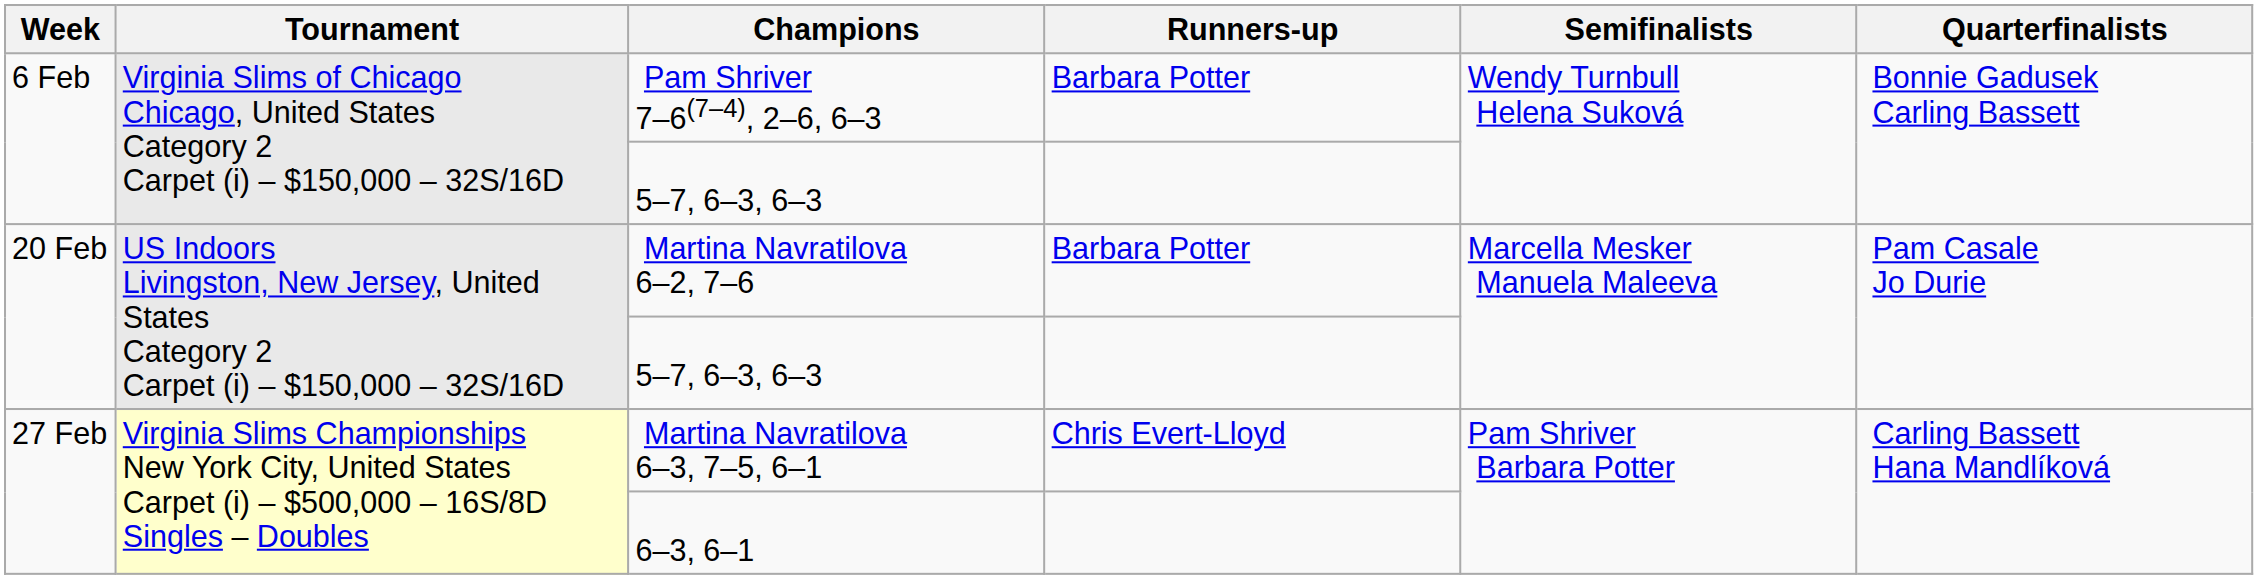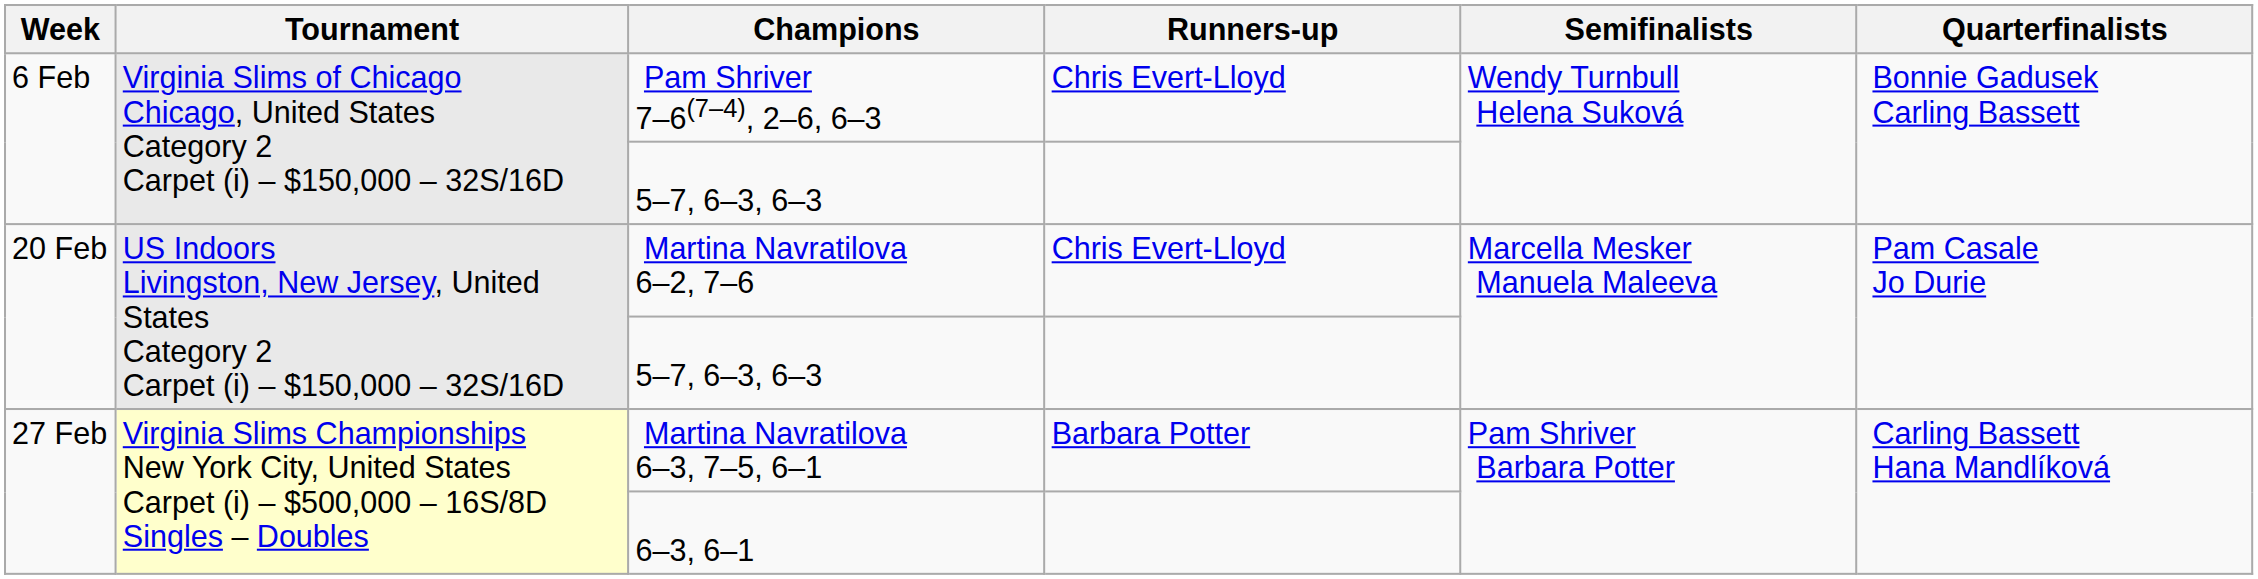(1151, 78) Barbara Potter -> (1169, 78) Chris Evert-Lloyd
(1151, 249) Barbara Potter -> (1169, 249) Chris Evert-Lloyd
(1169, 434) Chris Evert-Lloyd -> (1151, 434) Barbara Potter
